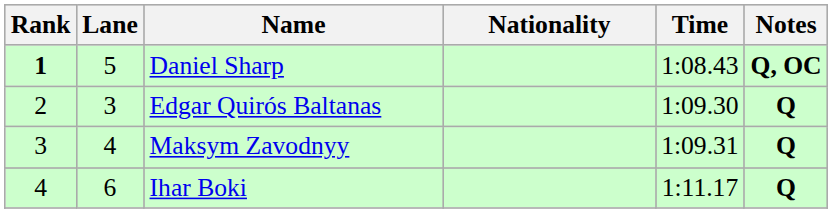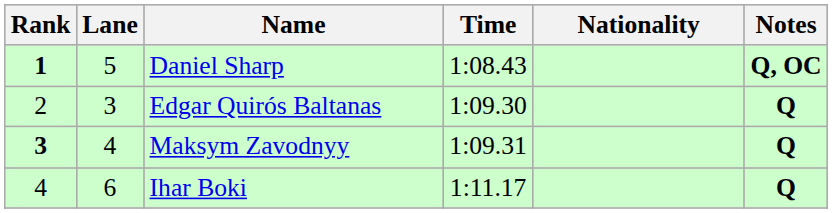columns swapped: (549, 24) <-> (700, 24)
(41, 146) normal -> (41, 146) bold
